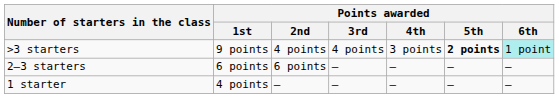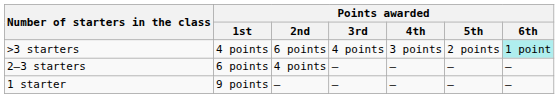(242, 49) 9 points -> (242, 49) 4 points
(300, 49) 4 points -> (300, 49) 6 points
(474, 49) bold -> (474, 49) normal
(300, 67) 6 points -> (300, 67) 4 points
(242, 85) 4 points -> (242, 85) 9 points
